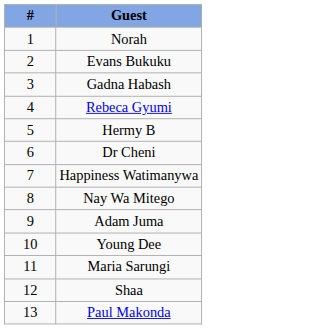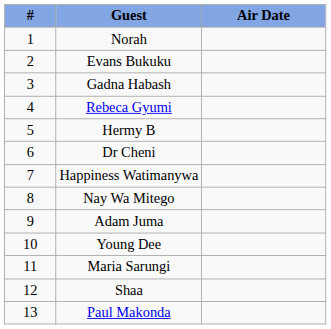+ column: (263, 15)
